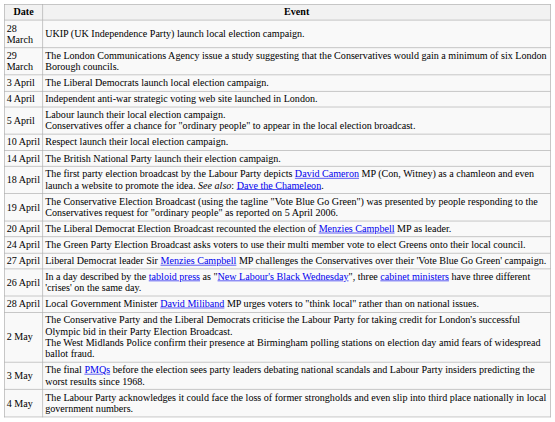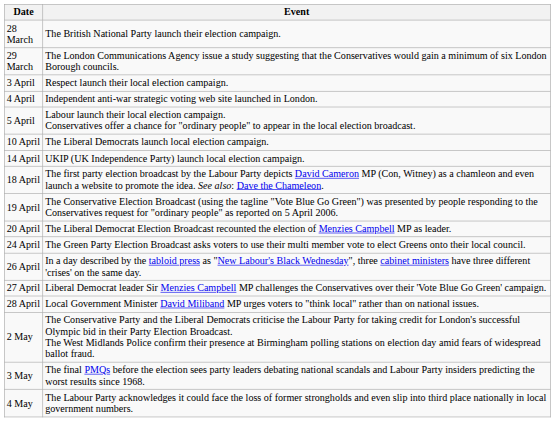(175, 34) UKIP (UK Independence Party) launch local election campaign. -> (163, 34) The British National Party launch their election campaign.
(157, 83) The Liberal Democrats launch local election campaign. -> (137, 83) Respect launch their local election campaign.
(137, 142) Respect launch their local election campaign. -> (157, 142) The Liberal Democrats launch local election campaign.
(163, 158) The British National Party launch their election campaign. -> (175, 158) UKIP (UK Independence Party) launch local election campaign.
rows swapped: (23, 282) <-> (23, 261)
